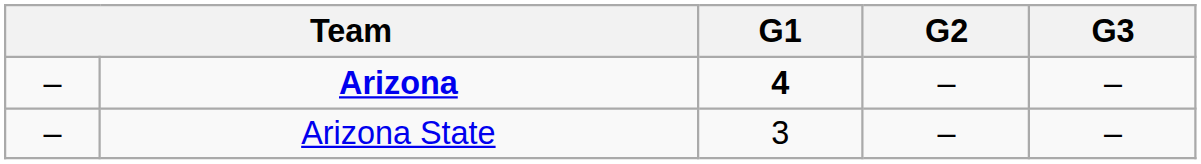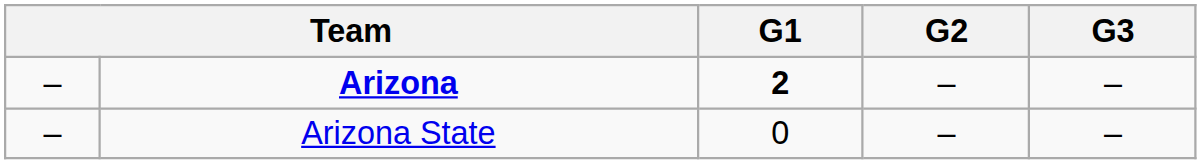(780, 82) 4 -> (780, 82) 2
(780, 133) 3 -> (780, 133) 0
